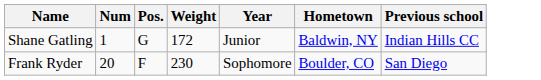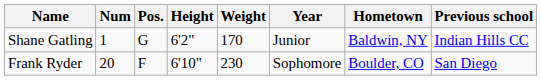+ column: (192, 16)
(182, 39) 172 -> (232, 39) 170
